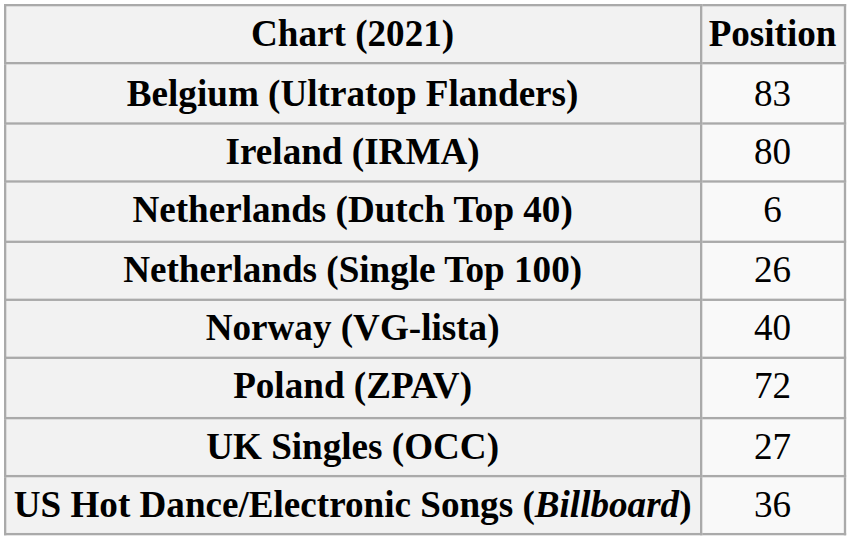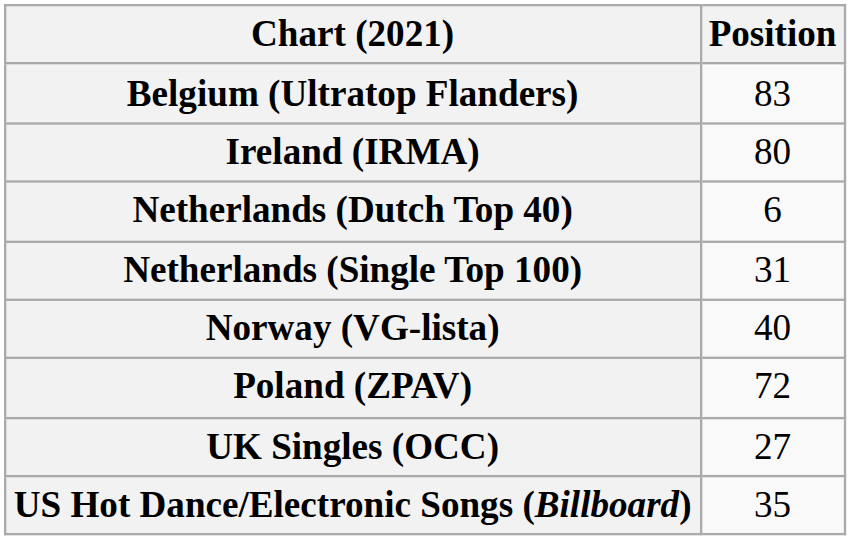(773, 269) 26 -> (773, 269) 31
(773, 504) 36 -> (773, 504) 35
